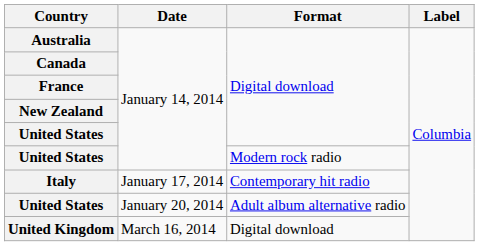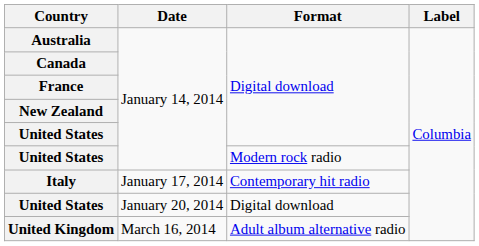(318, 205) Adult album alternative radio -> (282, 205) Digital download
(282, 228) Digital download -> (318, 228) Adult album alternative radio
